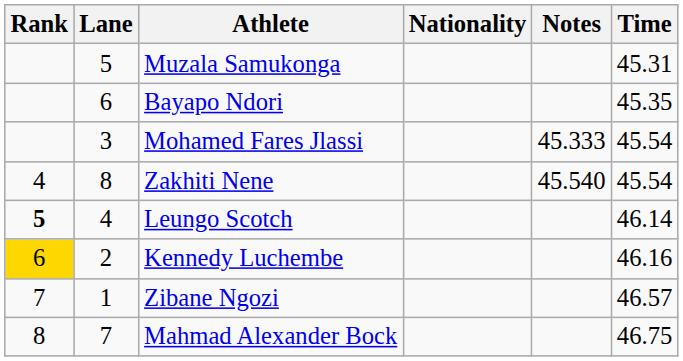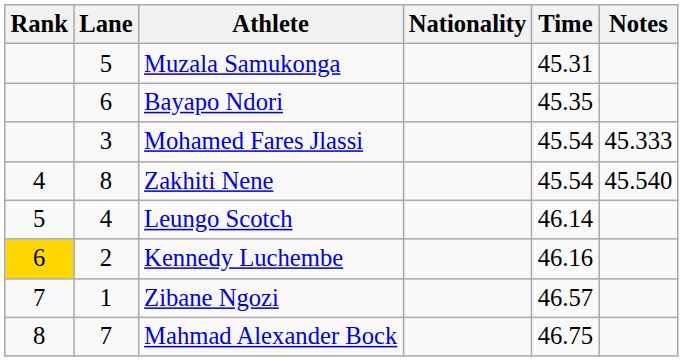columns swapped: (645, 24) <-> (572, 24)
(39, 219) bold -> (39, 219) normal
